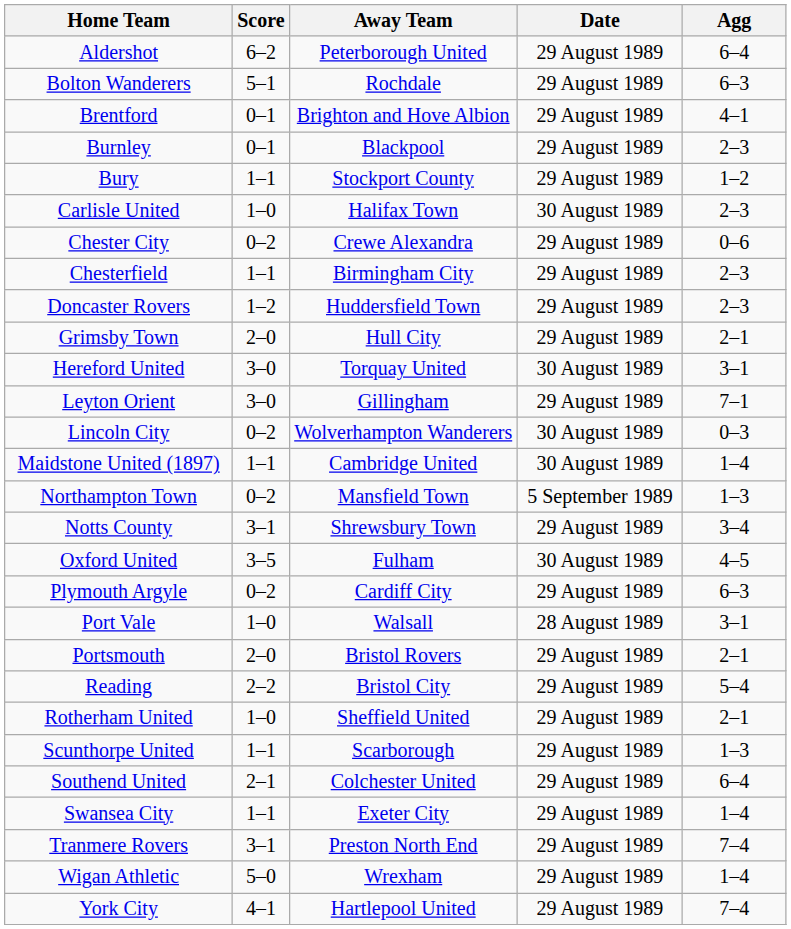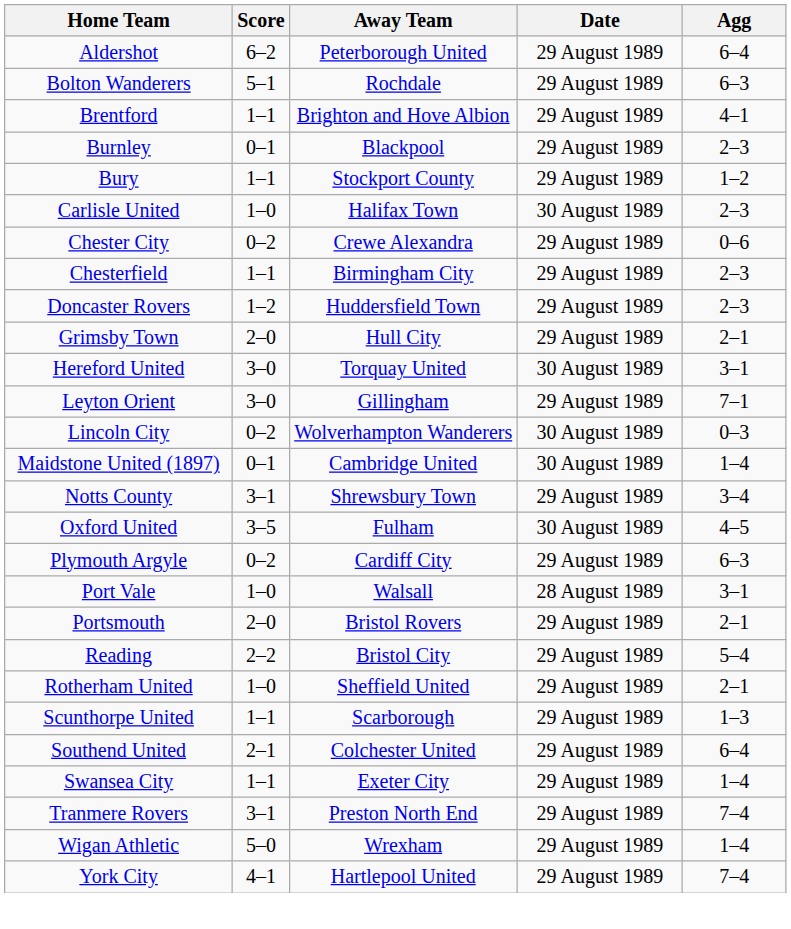(261, 115) 0–1 -> (261, 115) 1–1
(261, 464) 1–1 -> (261, 464) 0–1
- row: (119, 496)
